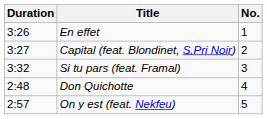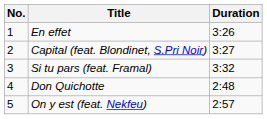columns swapped: (250, 13) <-> (31, 13)
